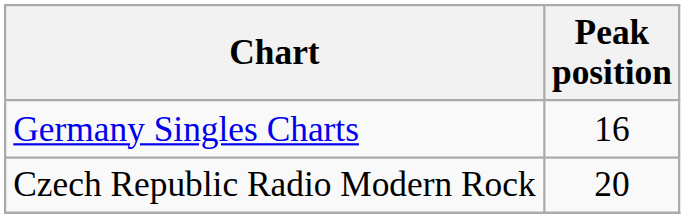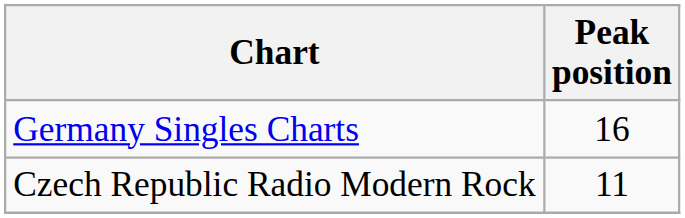(612, 184) 20 -> (612, 184) 11
